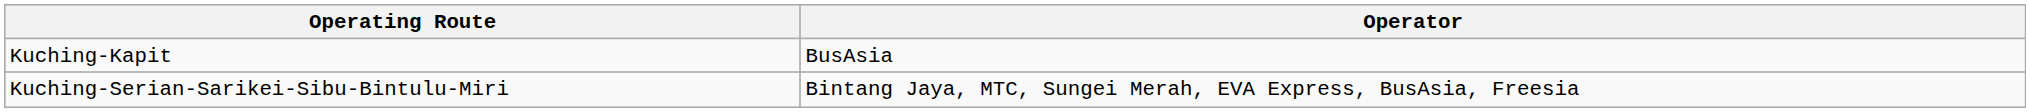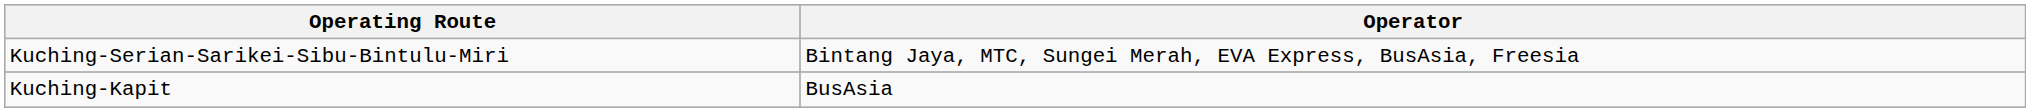rows swapped: (259, 90) <-> (91, 56)
